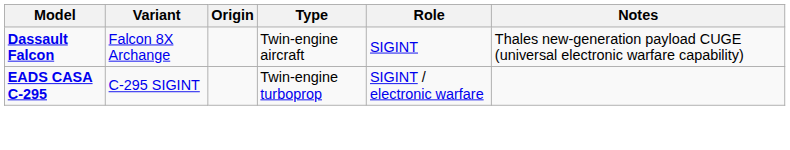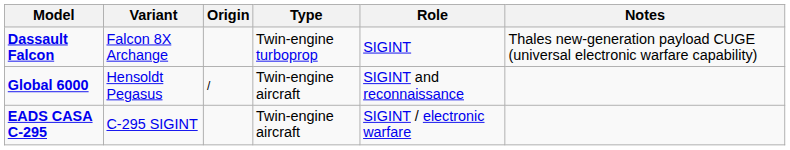(299, 46) Twin-engine aircraft -> (295, 46) Twin-engine turboprop
+ row: (48, 85)
(299, 85) Twin-engine turboprop -> (295, 124) Twin-engine aircraft
